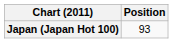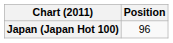(145, 29) 93 -> (145, 29) 96
